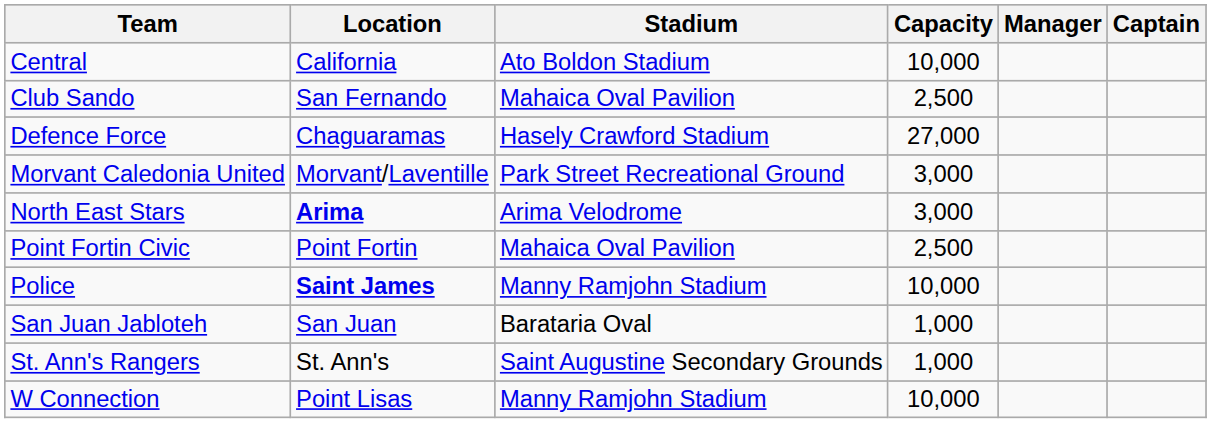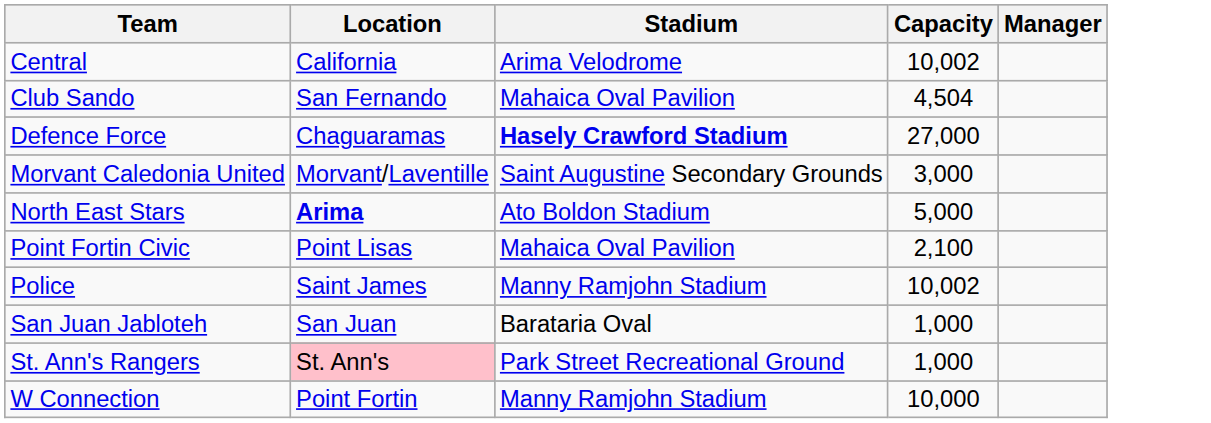- column: (1156, 24)
(605, 62) Ato Boldon Stadium -> (591, 62) Arima Velodrome
(943, 62) 10,000 -> (943, 62) 10,002
(943, 99) 2,500 -> (943, 99) 4,504
(635, 137) normal -> (644, 137) bold
(672, 174) Park Street Recreational Ground -> (691, 174) Saint Augustine Secondary Grounds
(591, 212) Arima Velodrome -> (605, 212) Ato Boldon Stadium
(943, 212) 3,000 -> (943, 212) 5,000
(357, 249) Point Fortin -> (354, 249) Point Lisas
(943, 249) 2,500 -> (943, 249) 2,100
(365, 287) bold -> (361, 287) normal
(943, 287) 10,000 -> (943, 287) 10,002
(343, 362) no background -> (343, 362) pink background
(691, 362) Saint Augustine Secondary Grounds -> (672, 362) Park Street Recreational Ground
(354, 399) Point Lisas -> (357, 399) Point Fortin
